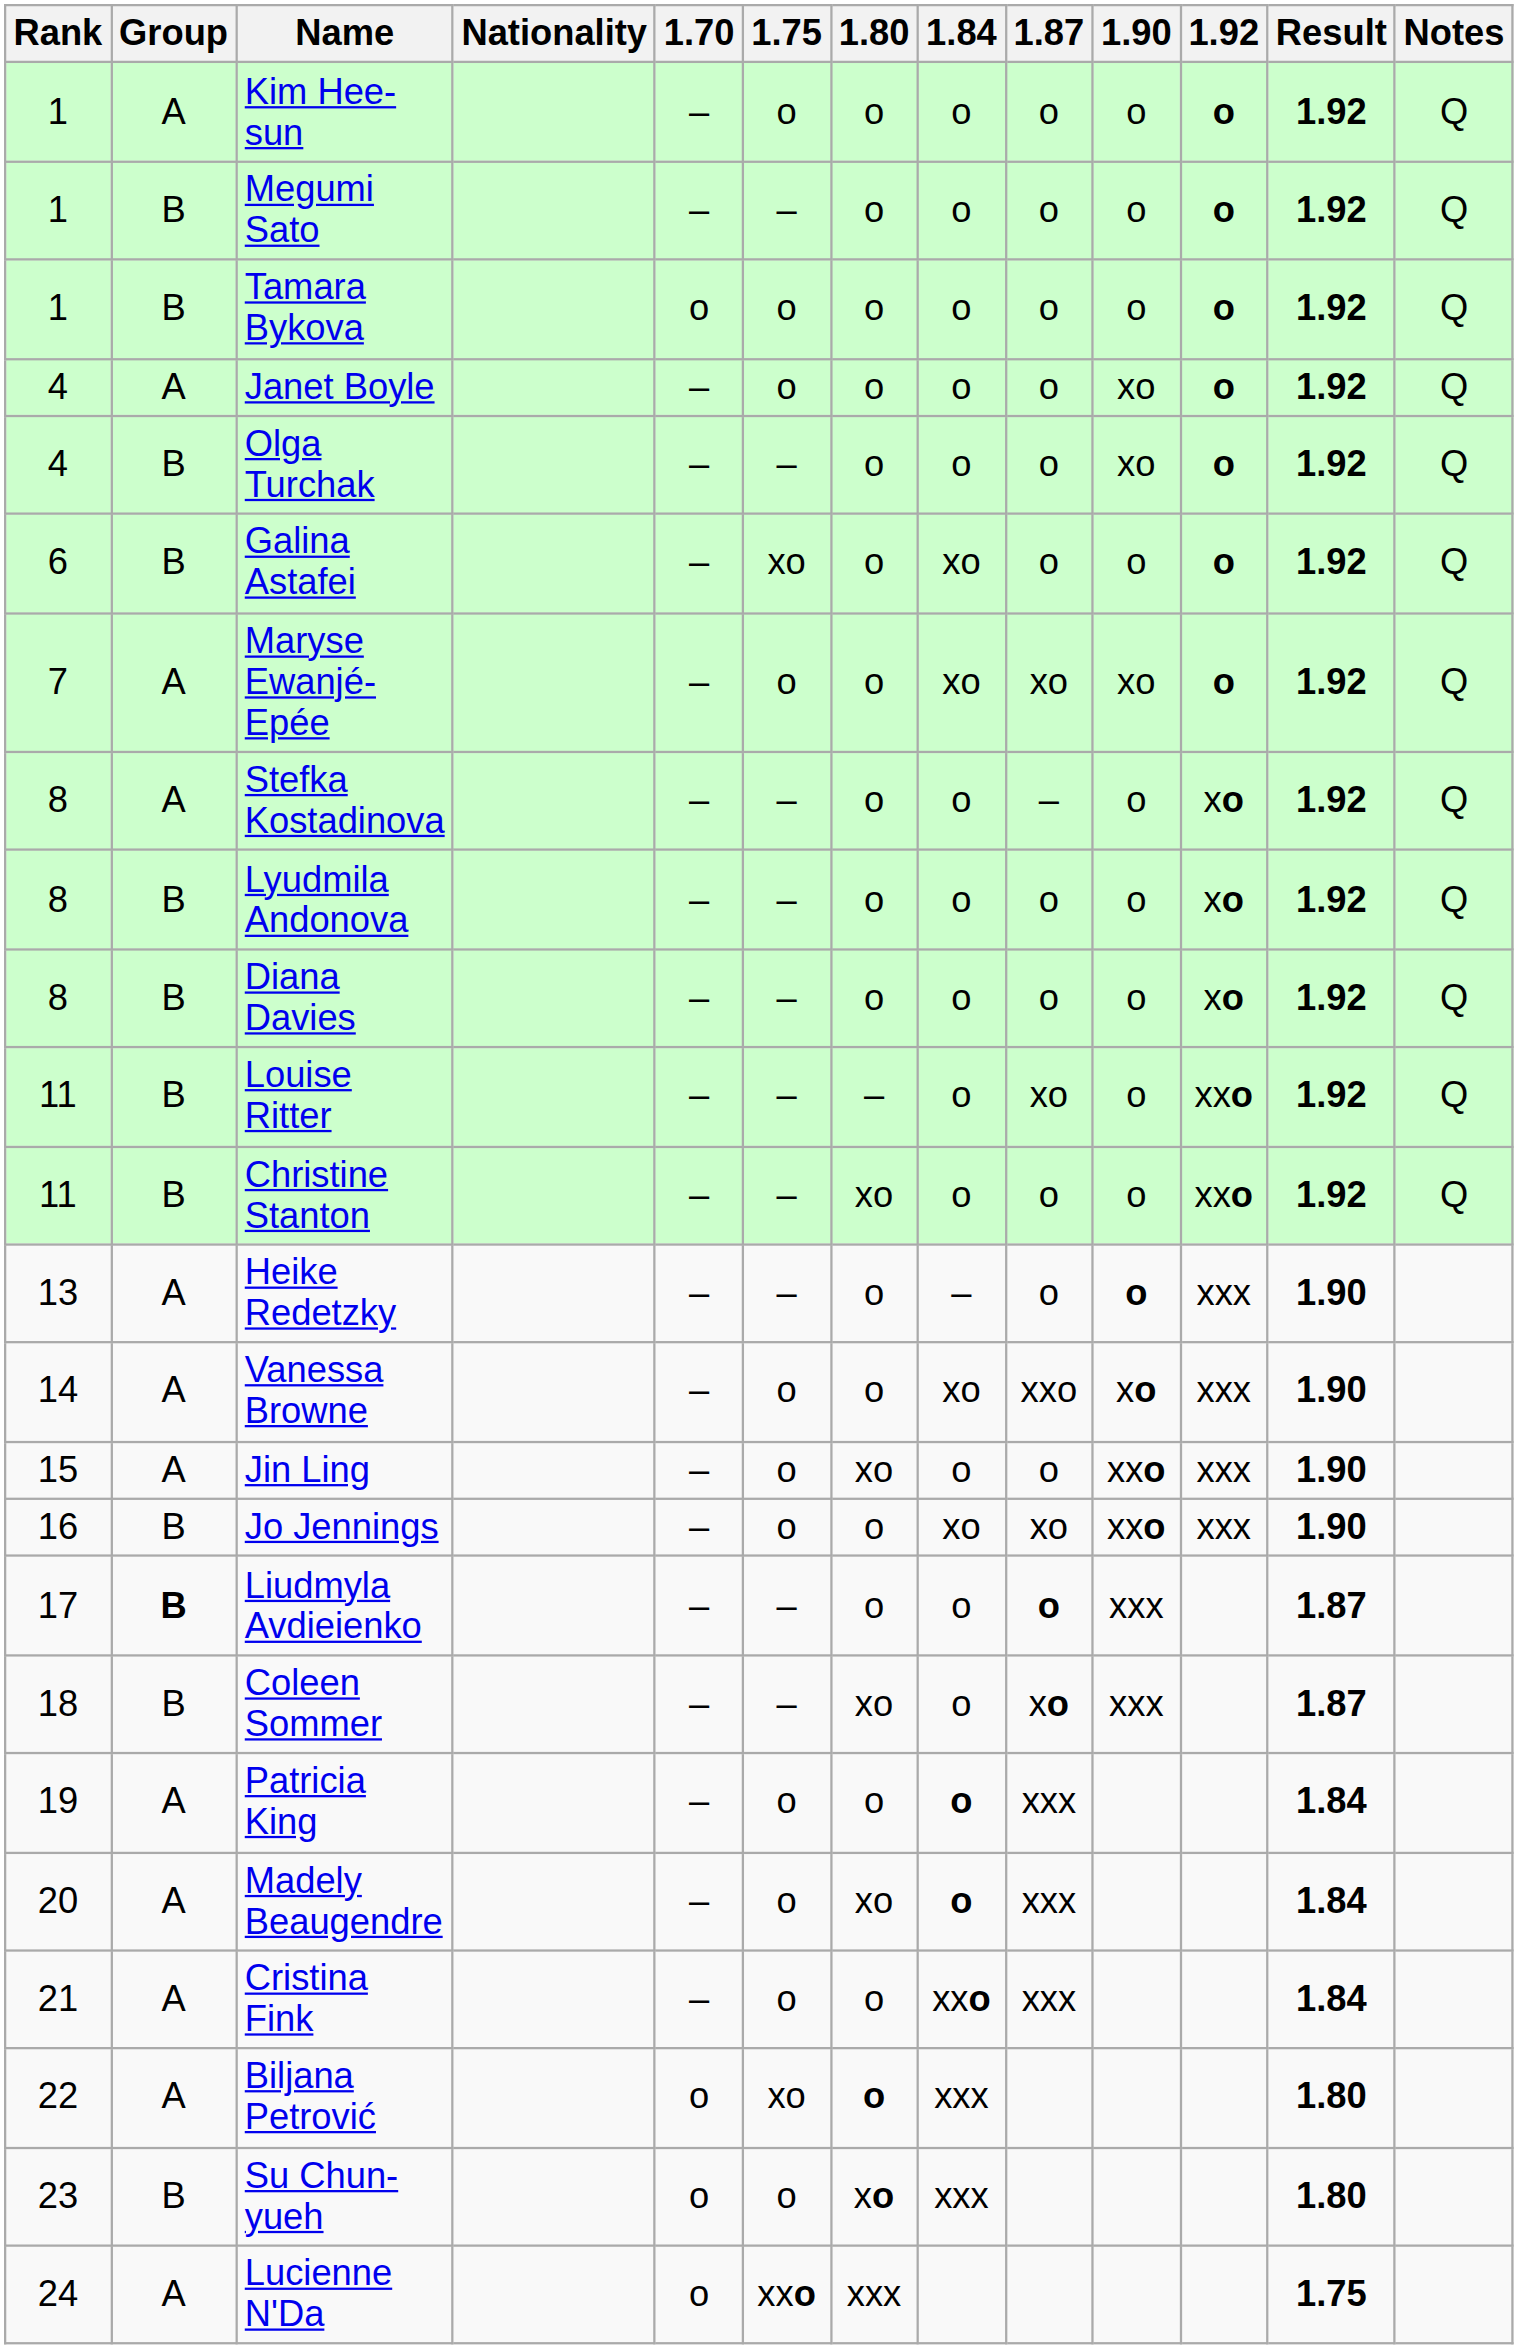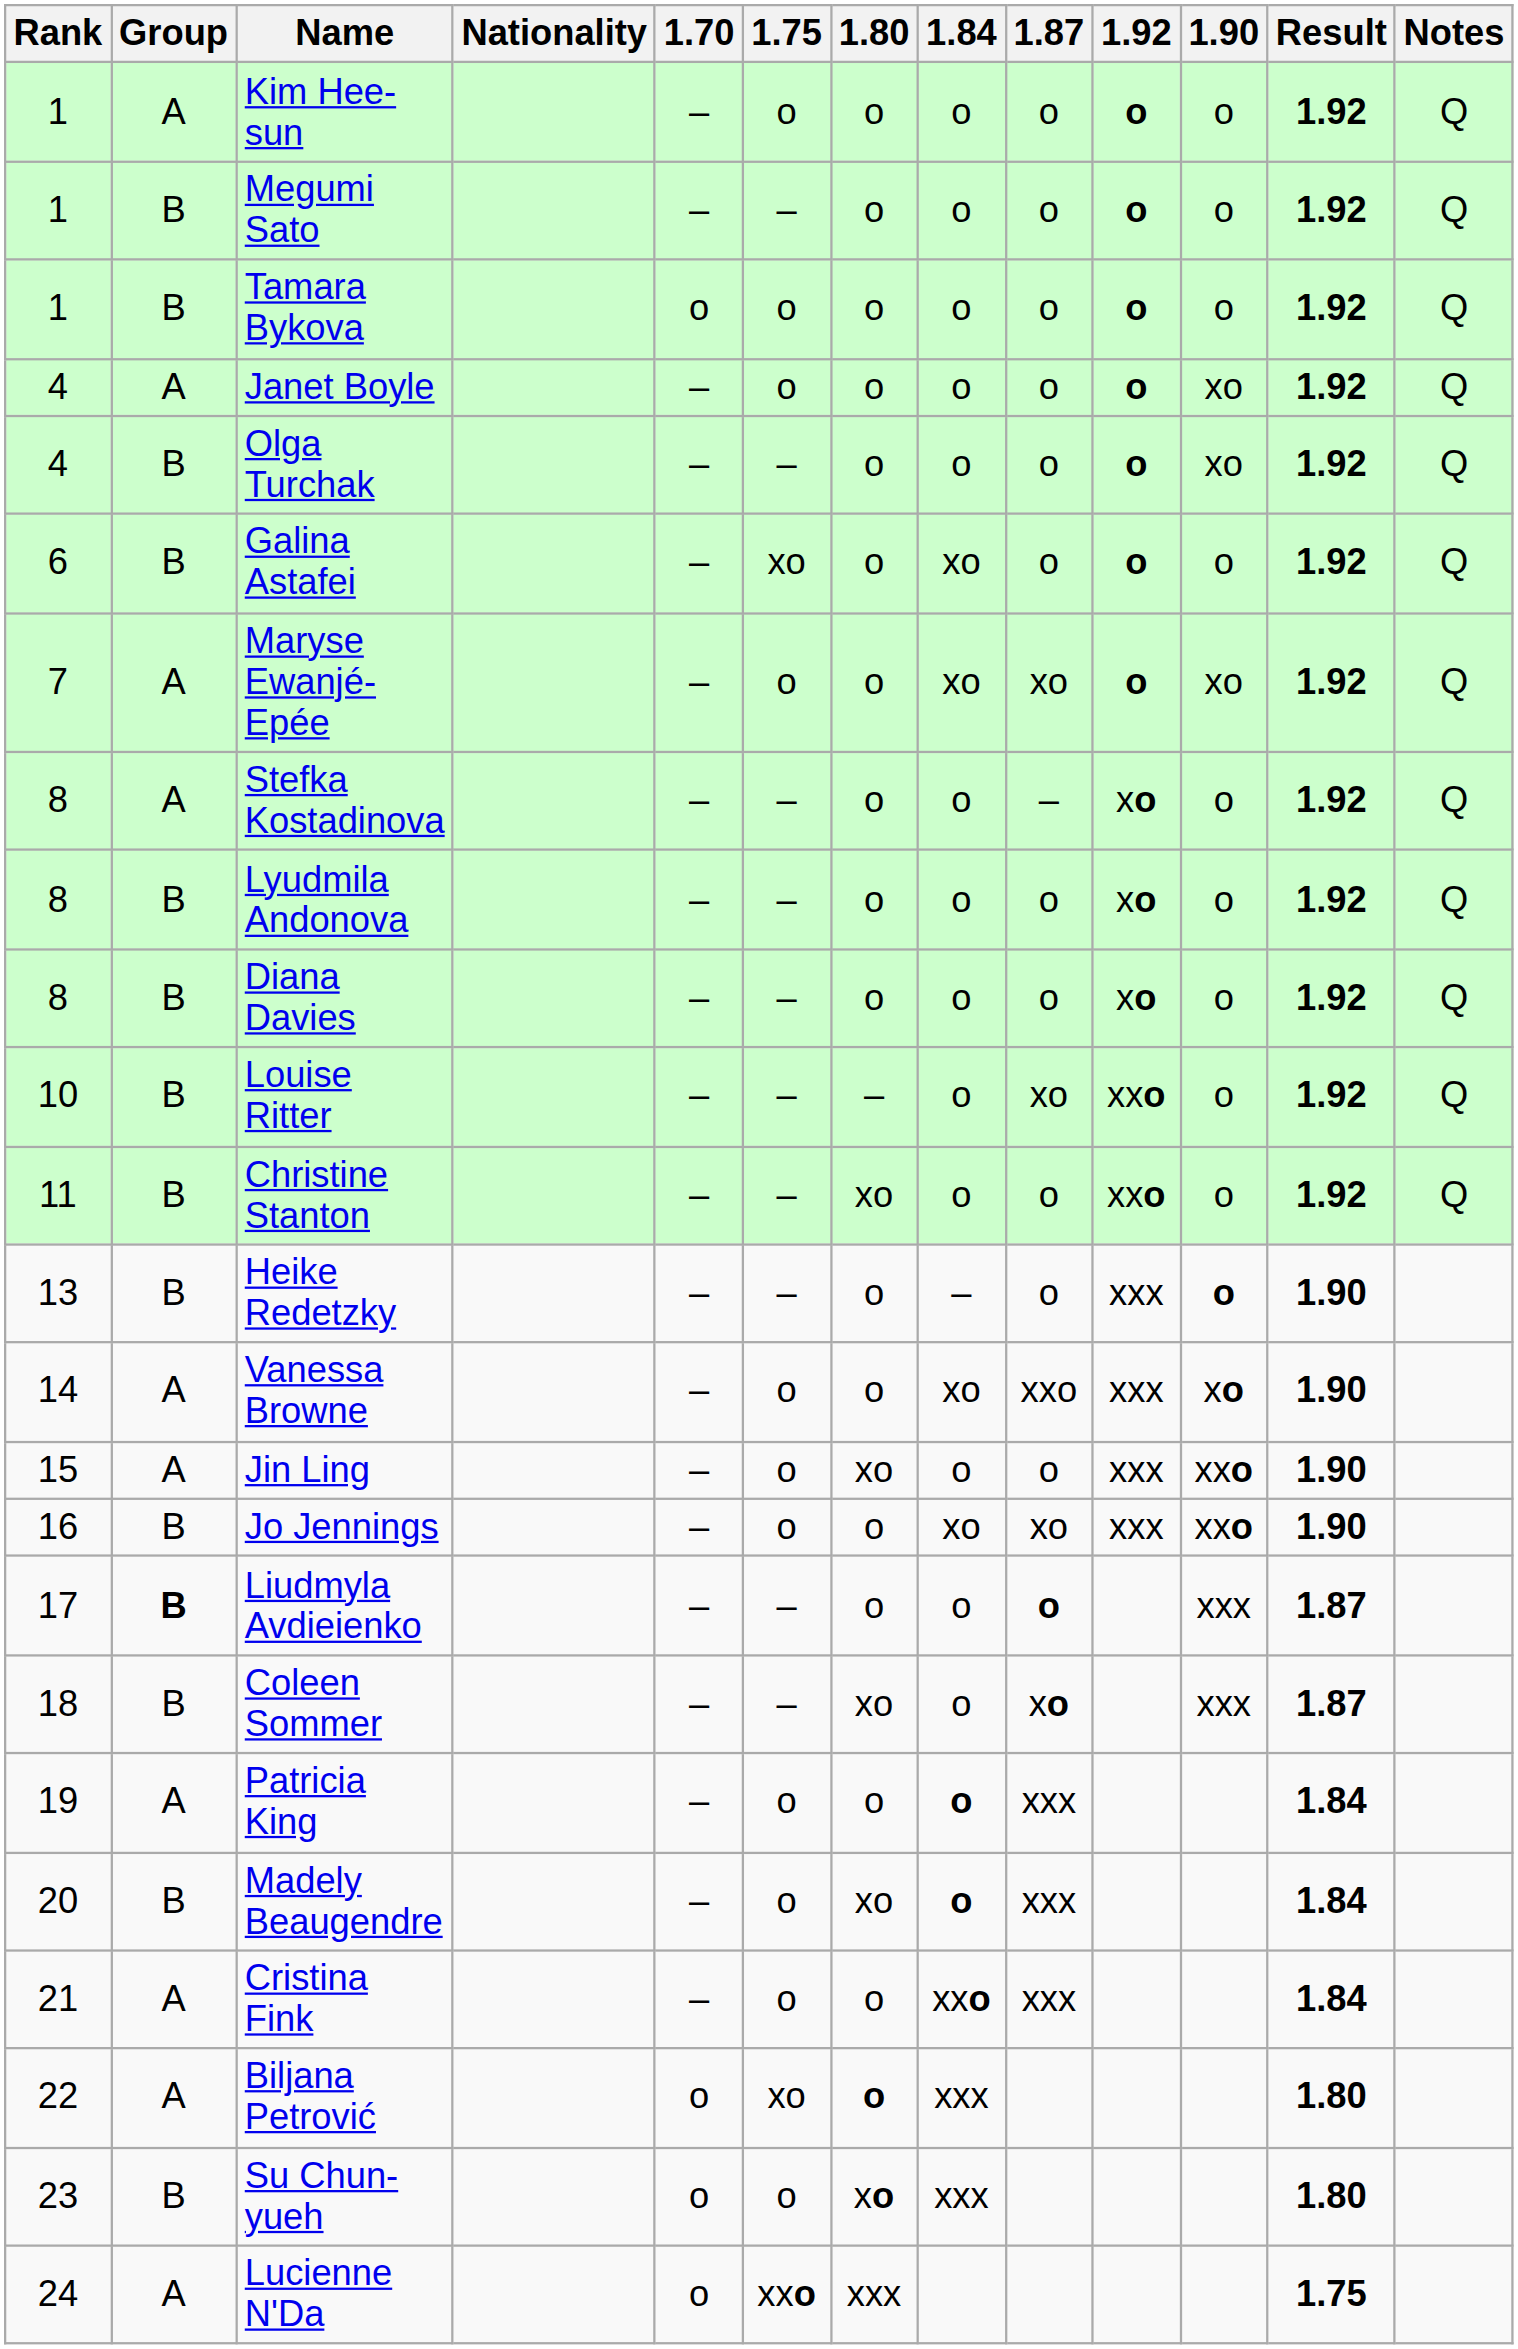columns swapped: (1136, 33) <-> (1224, 33)
(58, 1095) 11 -> (58, 1095) 10
(174, 1292) A -> (174, 1292) B
(174, 1900) A -> (174, 1900) B
